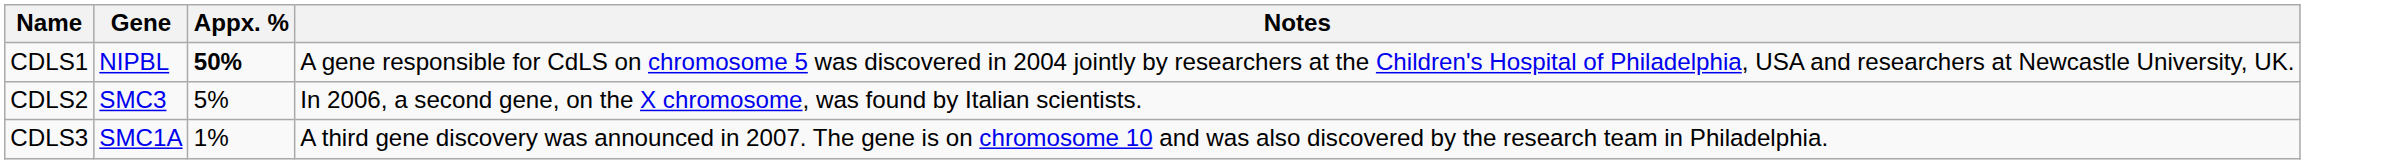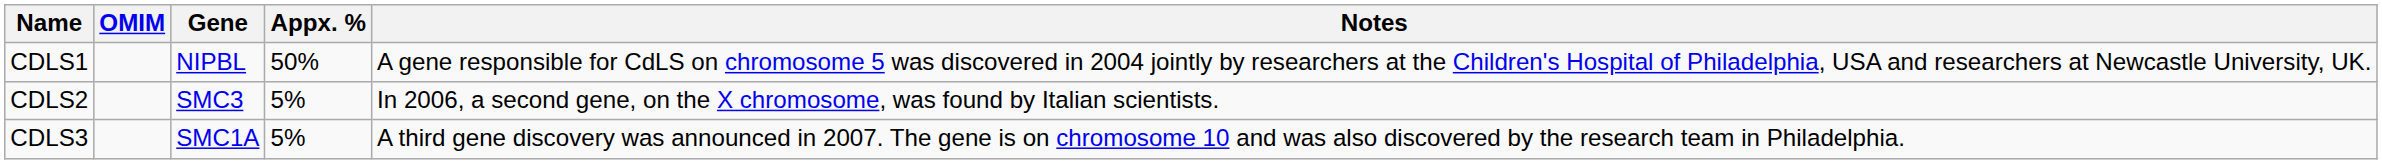+ column: (132, 23)
(218, 61) bold -> (295, 61) normal
(211, 138) 1% -> (288, 138) 5%
